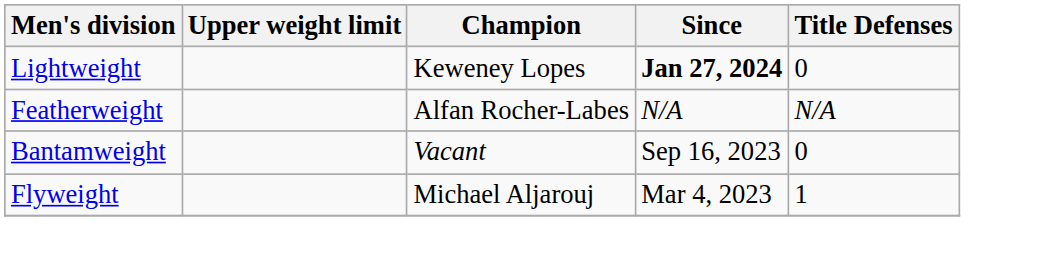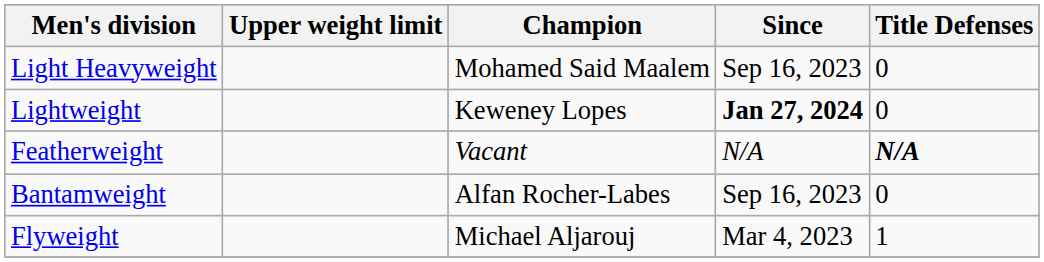+ row: (114, 67)
(521, 109) Alfan Rocher-Labes -> (491, 151) Vacant
(815, 109) normal -> (897, 151) bold
(450, 151) Vacant -> (562, 194) Alfan Rocher-Labes
